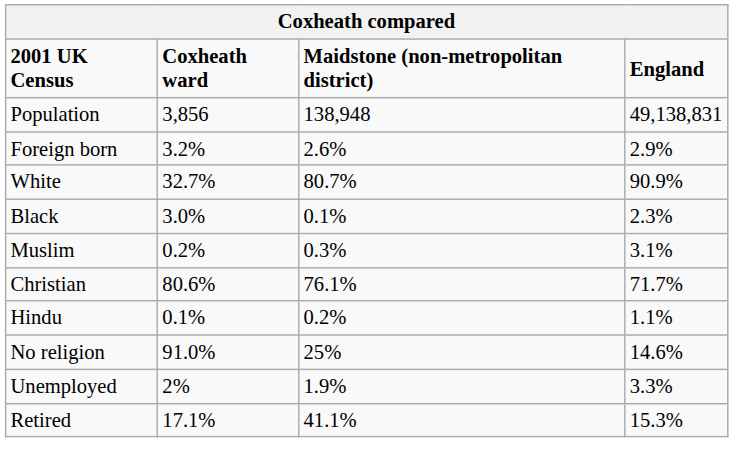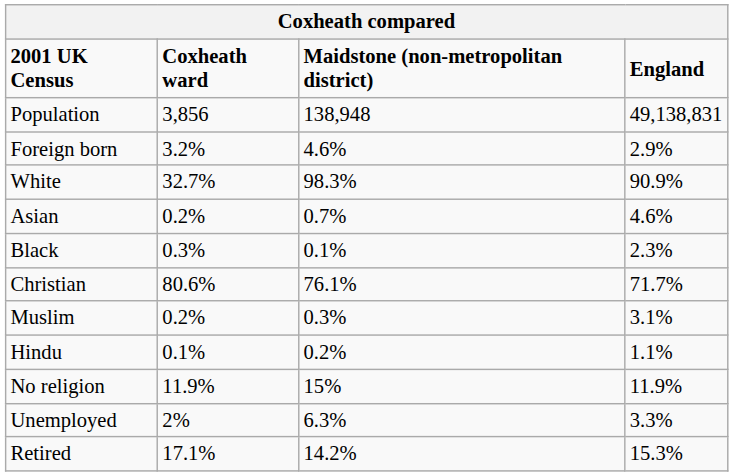(325, 148) 2.6% -> (325, 148) 4.6%
(330, 182) 80.7% -> (330, 182) 98.3%
+ row: (34, 216)
(184, 216) 3.0% -> (184, 250) 0.3%
rows swapped: (48, 284) <-> (43, 250)
(189, 352) 91.0% -> (189, 385) 11.9%
(322, 352) 25% -> (322, 385) 15%
(656, 352) 14.6% -> (656, 385) 11.9%
(325, 385) 1.9% -> (325, 419) 6.3%
(330, 419) 41.1% -> (330, 453) 14.2%
